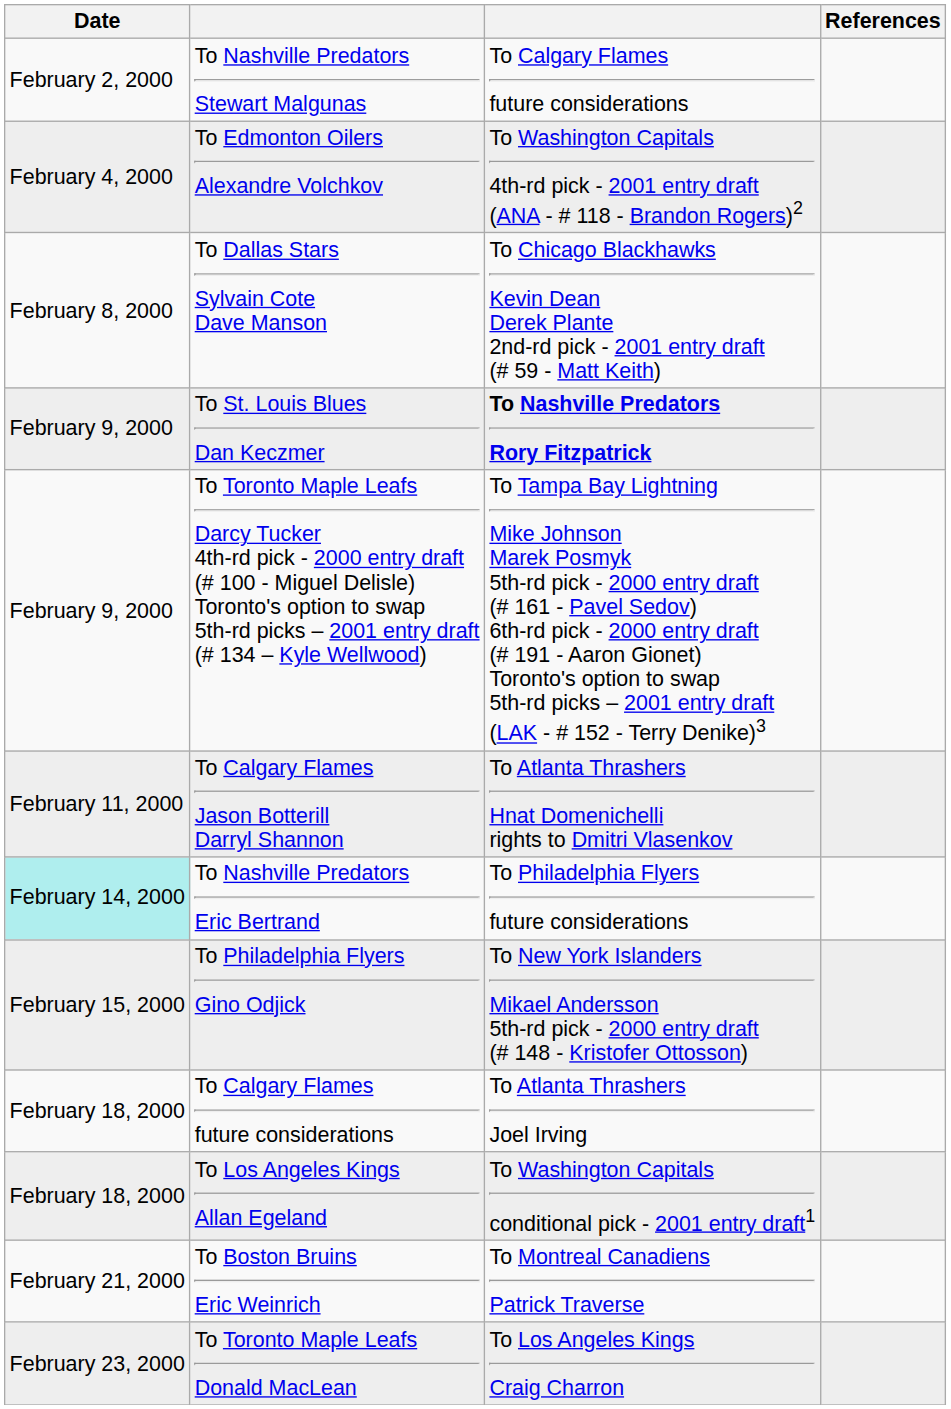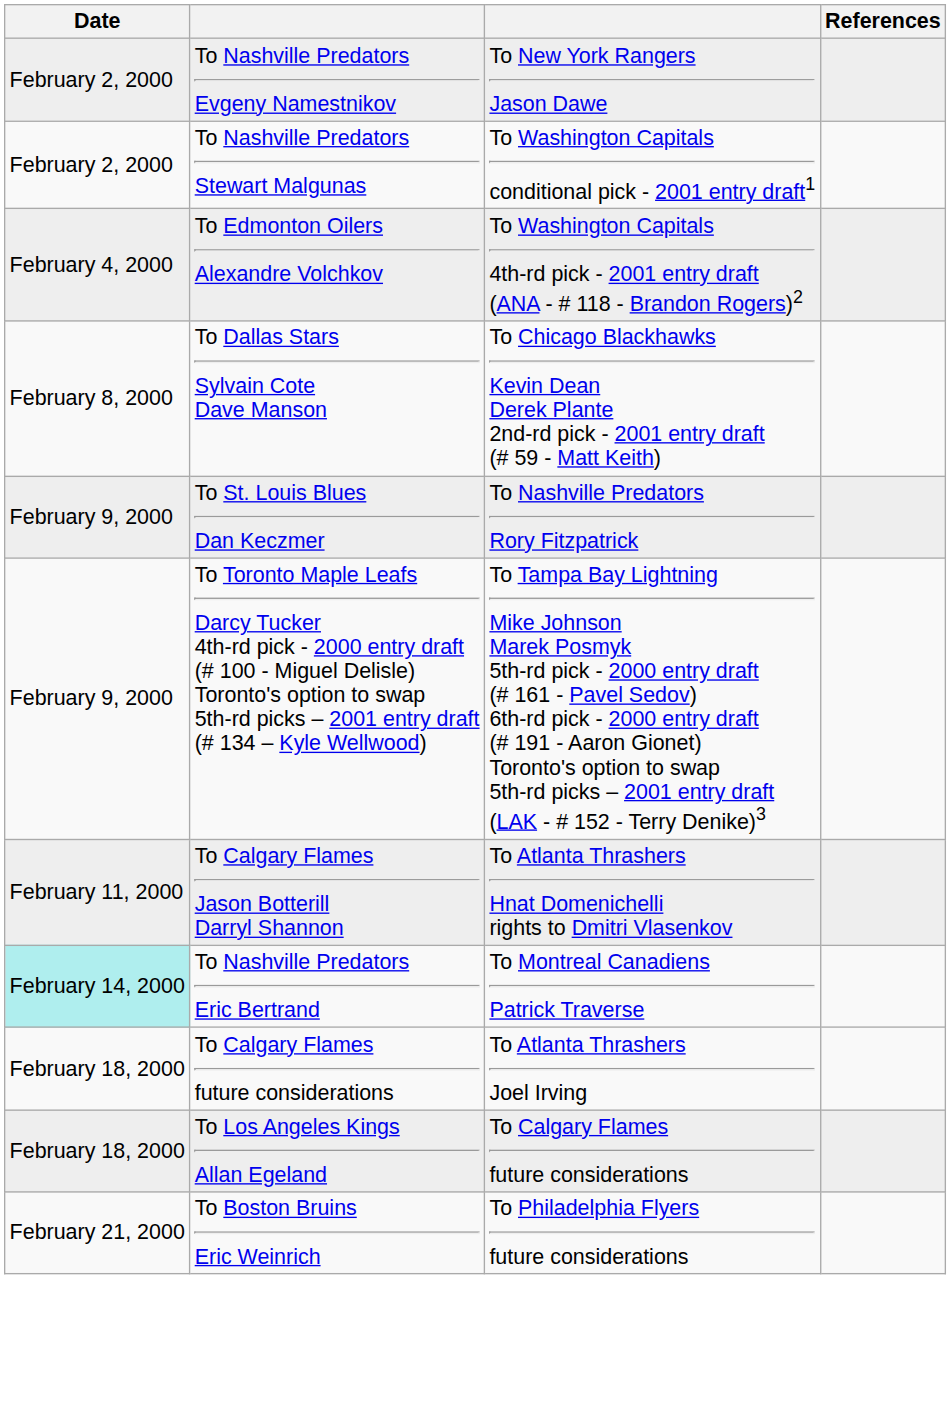+ row: (337, 79)
(652, 79) To Calgary Flames future considerations -> (652, 164) To Washington Capitals conditional pick - 2001 entry draft1
(652, 428) bold -> (652, 516) normal
(652, 898) To Philadelphia Flyers future considerations -> (652, 986) To Montreal Canadiens Patrick Traverse
- row: (337, 980)
(652, 1196) To Washington Capitals conditional pick - 2001 entry draft1 -> (652, 1150) To Calgary Flames future considerations
(652, 1281) To Montreal Canadiens Patrick Traverse -> (652, 1233) To Philadelphia Flyers future considerations
- row: (337, 1363)
